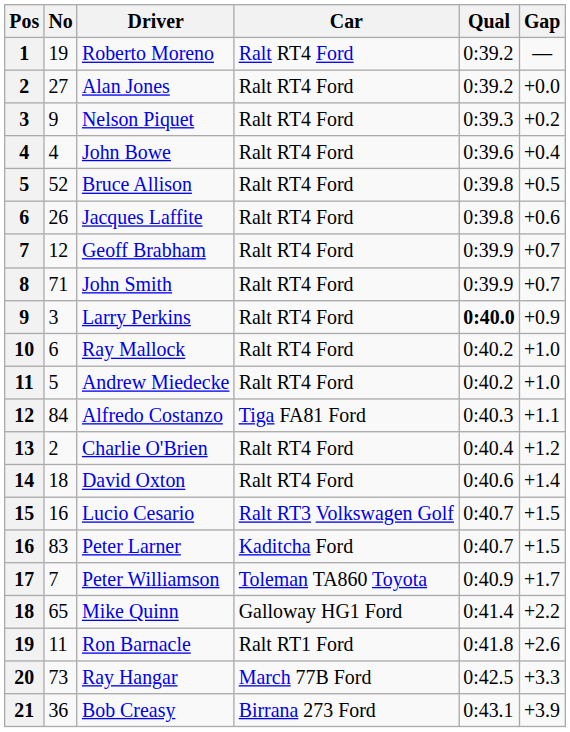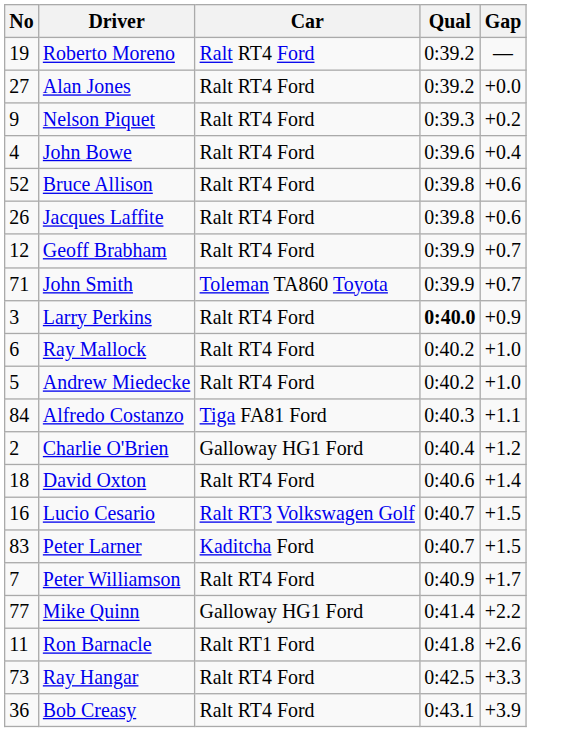- column: (24, 21)
(542, 185) +0.5 -> (503, 185) +0.6
(296, 283) Ralt RT4 Ford -> (294, 283) Toleman TA860 Toyota
(296, 447) Ralt RT4 Ford -> (281, 447) Galloway HG1 Ford
(333, 579) Toleman TA860 Toyota -> (257, 579) Ralt RT4 Ford
(58, 612) 65 -> (19, 612) 77
(305, 677) March 77B Ford -> (257, 677) Ralt RT4 Ford
(307, 710) Birrana 273 Ford -> (257, 710) Ralt RT4 Ford
